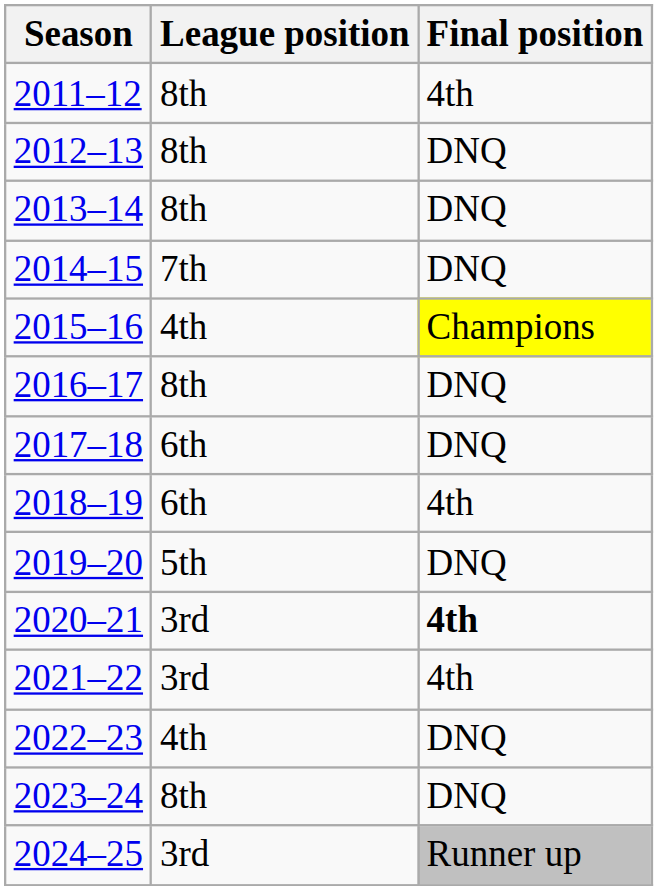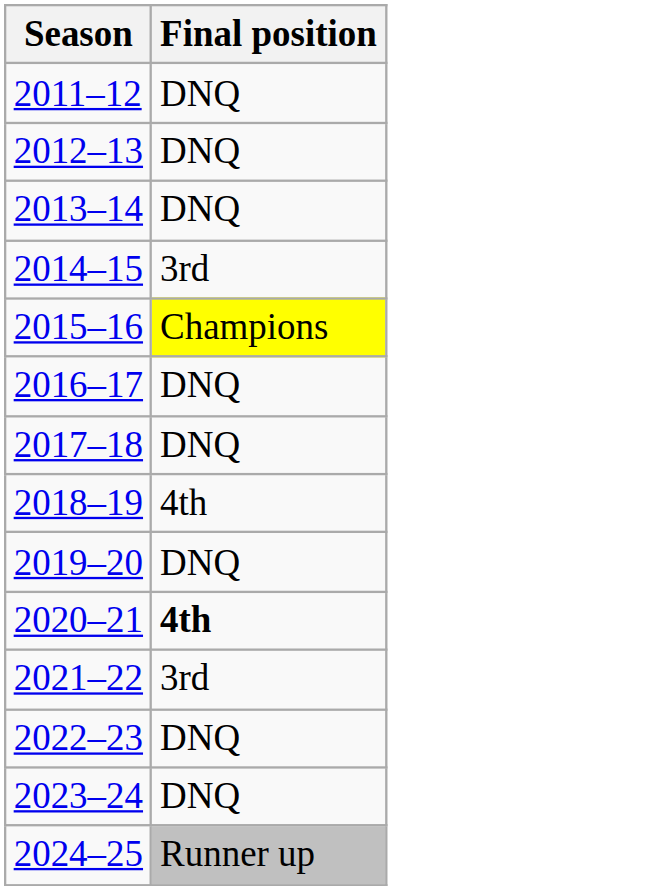- column: (285, 33)
(450, 92) 4th -> (200, 92) DNQ
(467, 268) DNQ -> (185, 268) 3rd
(450, 678) 4th -> (185, 678) 3rd
